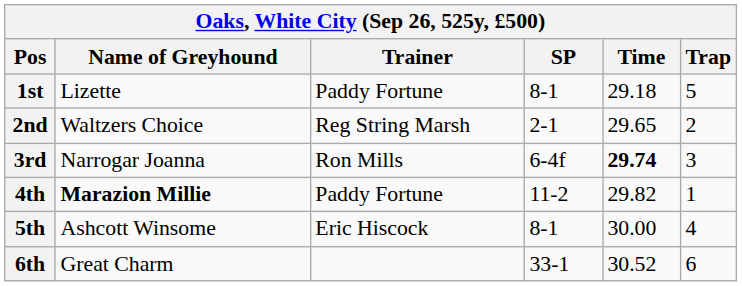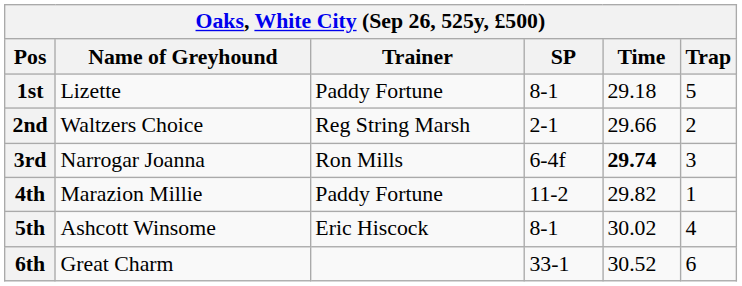(632, 125) 29.65 -> (632, 125) 29.66
(136, 194) bold -> (132, 194) normal
(632, 228) 30.00 -> (632, 228) 30.02
